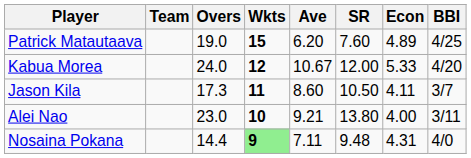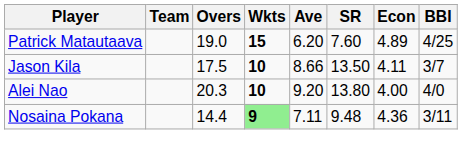- row: (55, 66)
(212, 91) 17.3 -> (212, 66) 17.5
(257, 91) 11 -> (257, 66) 10
(308, 91) 8.60 -> (308, 66) 8.66
(359, 91) 10.50 -> (350, 66) 13.50
(212, 116) 23.0 -> (212, 91) 20.3
(308, 116) 9.21 -> (308, 91) 9.20
(446, 116) 3/11 -> (434, 91) 4/0
(401, 141) 4.31 -> (392, 116) 4.36
(442, 141) 4/0 -> (437, 116) 3/11
